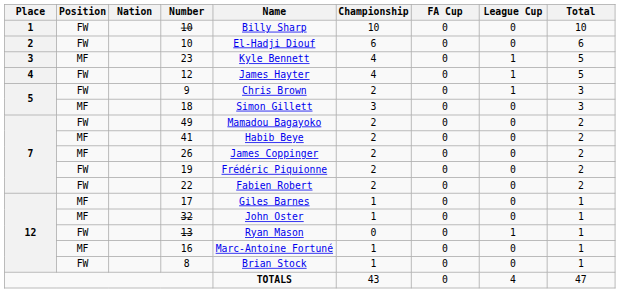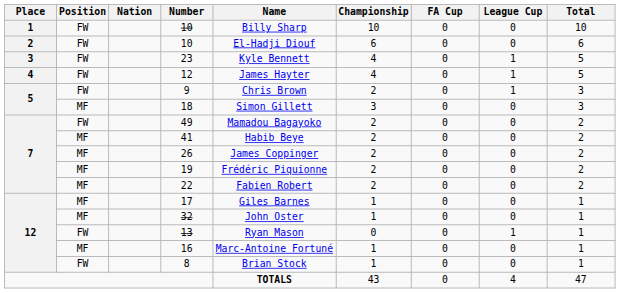(83, 60) MF -> (83, 60) FW
(83, 170) FW -> (83, 170) MF
(83, 186) FW -> (83, 186) MF
